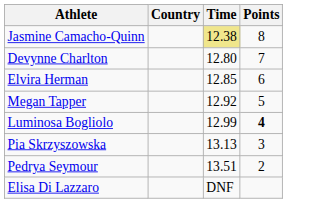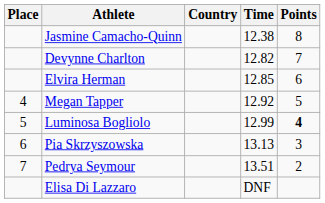+ column: (23, 15)
(222, 36) khaki background -> (259, 36) no background
(222, 58) 12.80 -> (259, 58) 12.82
